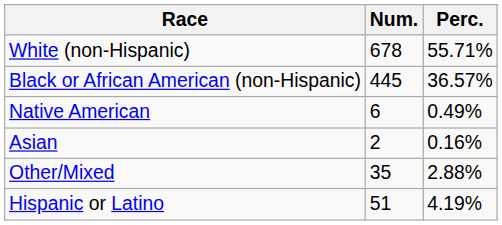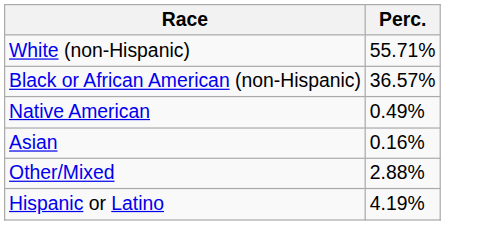- column: (394, 19)
